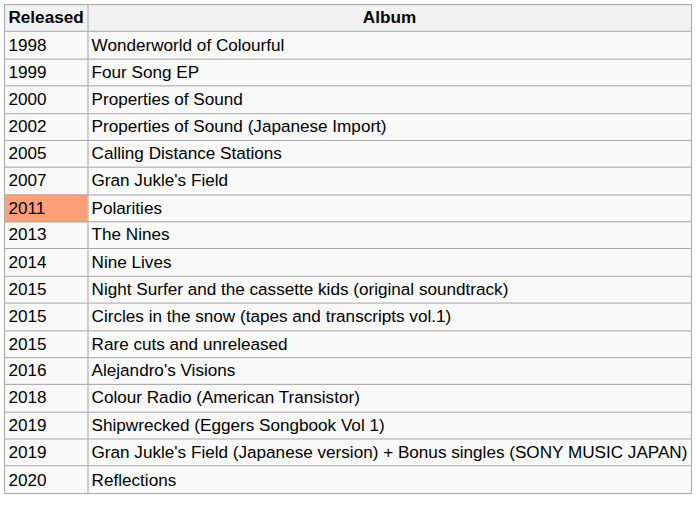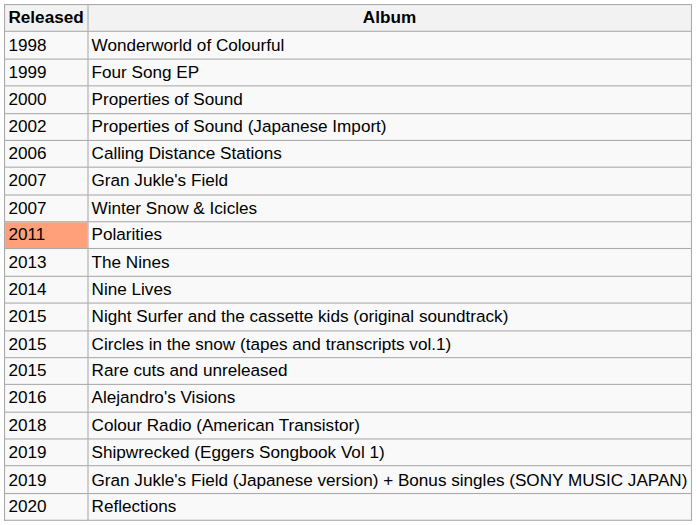(28, 153) 2005 -> (28, 153) 2006
+ row: (174, 208)
